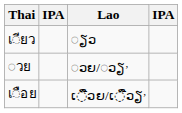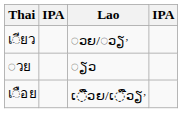(83, 39) ◌ຽວ -> (100, 39) ◌ວຍ/◌ວຽ,
(100, 66) ◌ວຍ/◌ວຽ, -> (83, 67) ◌ຽວ
